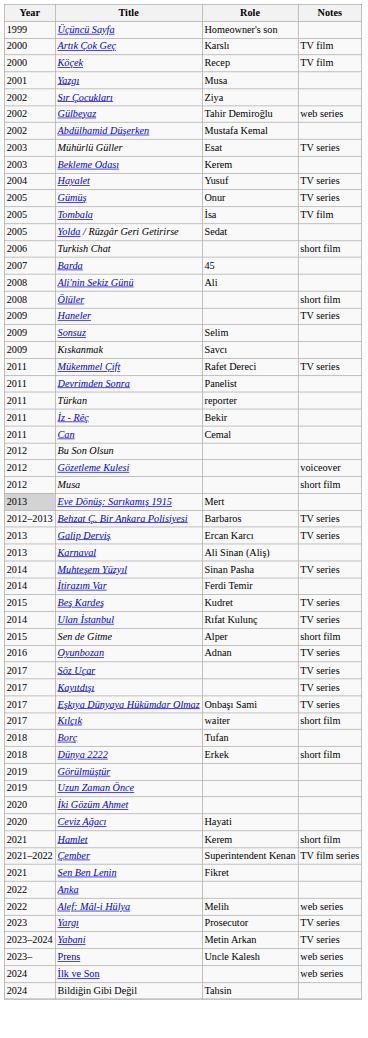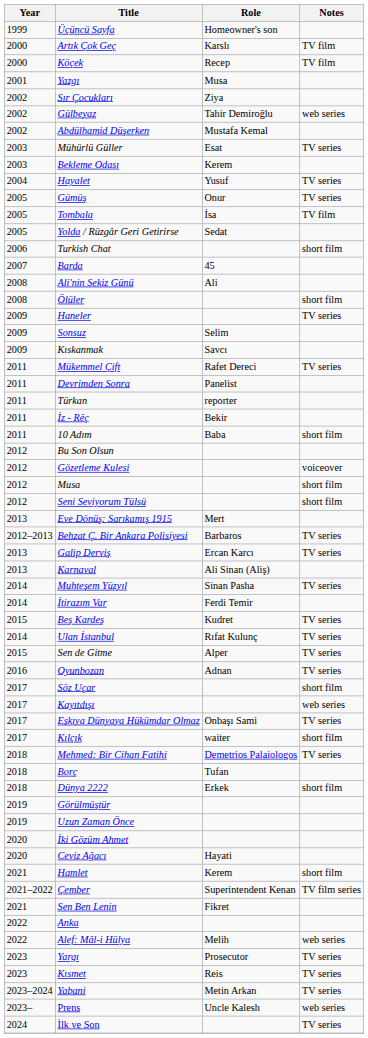+ row: (75, 434)
- row: (66, 434)
+ row: (102, 502)
(17, 502) lightgrey background -> (17, 519) no background
(320, 637) short film -> (322, 654) TV series
(320, 670) TV series -> (322, 687) short film
(320, 687) TV series -> (324, 704) web series
+ row: (112, 755)
+ row: (72, 974)
(322, 974) web series -> (322, 1025) TV series
- row: (97, 991)
